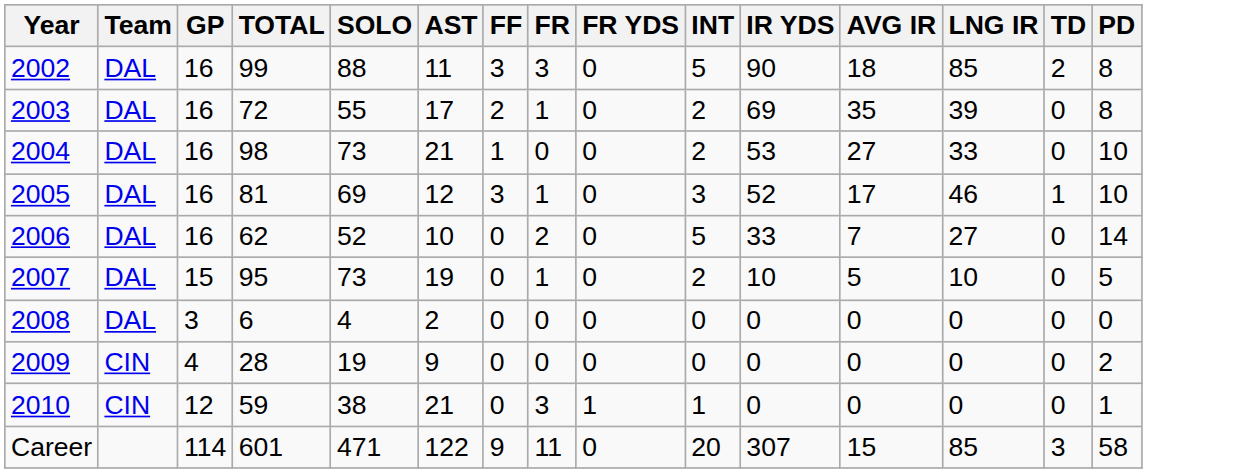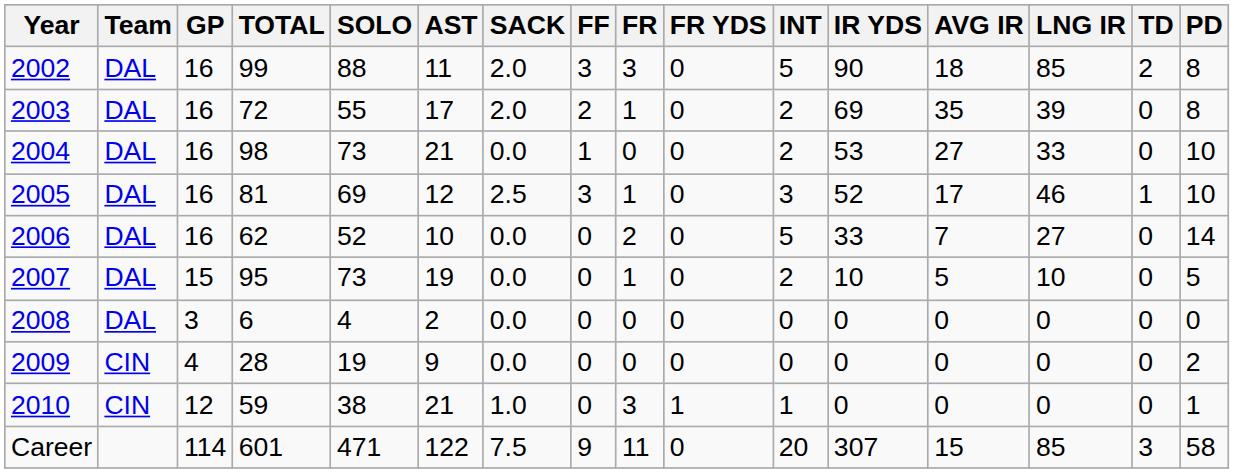+ column: (527, 25)
